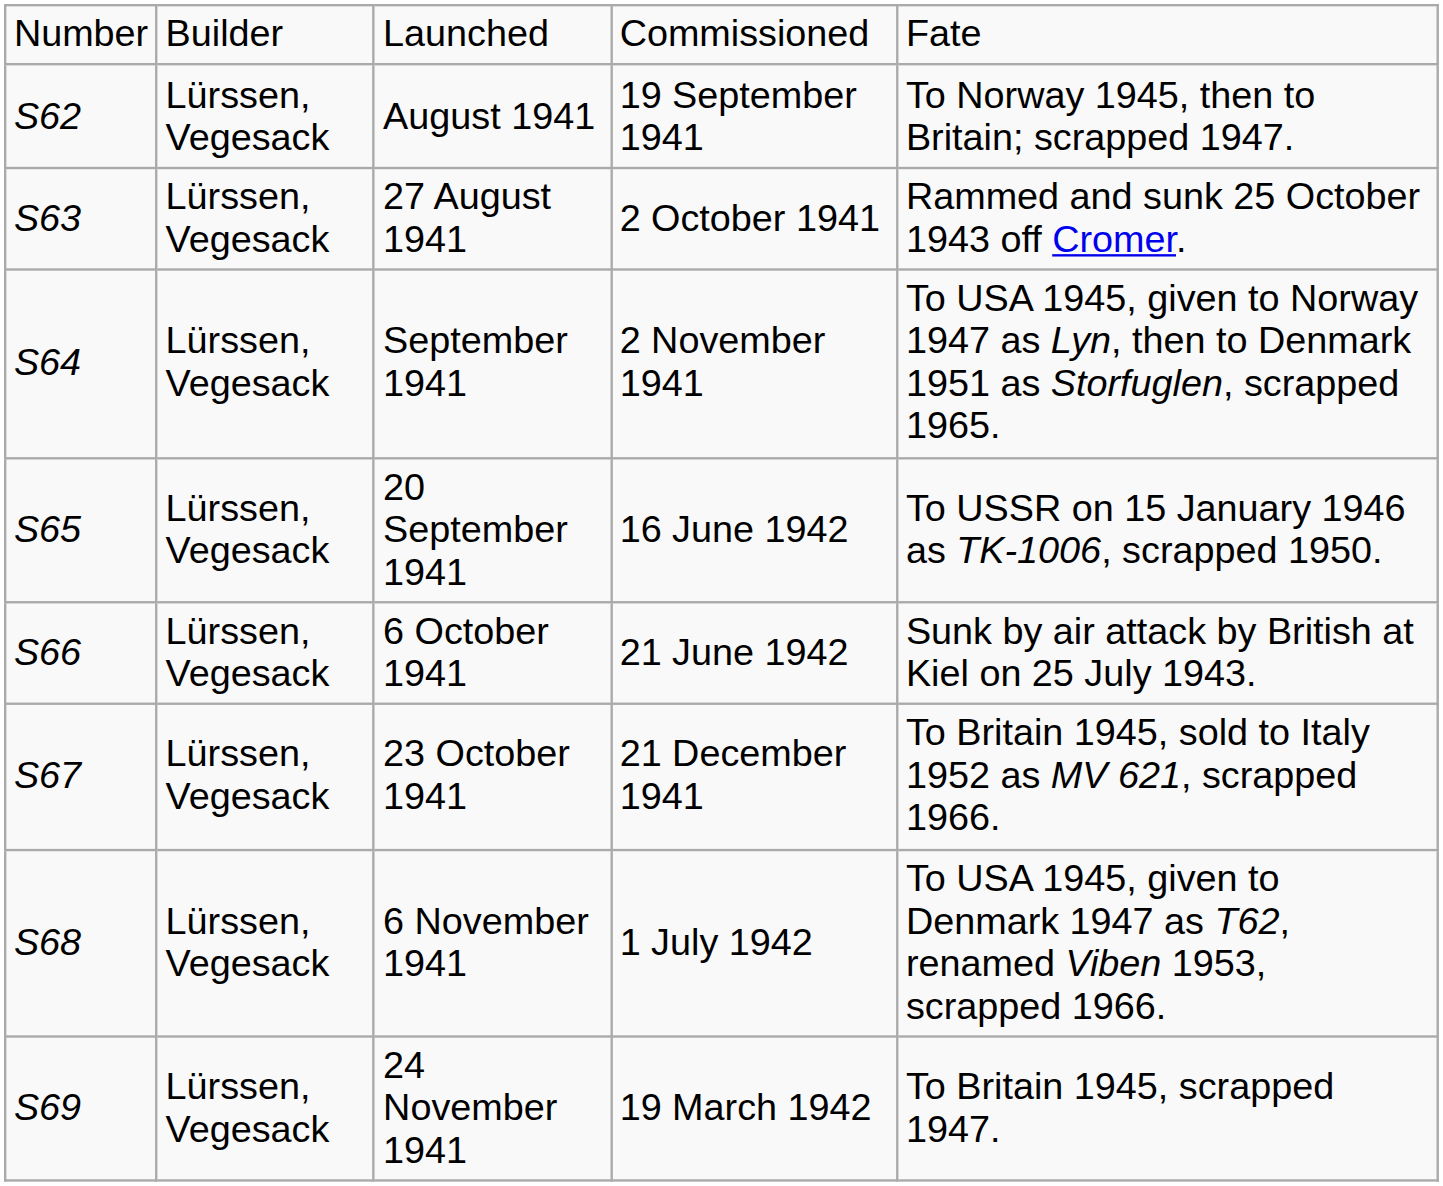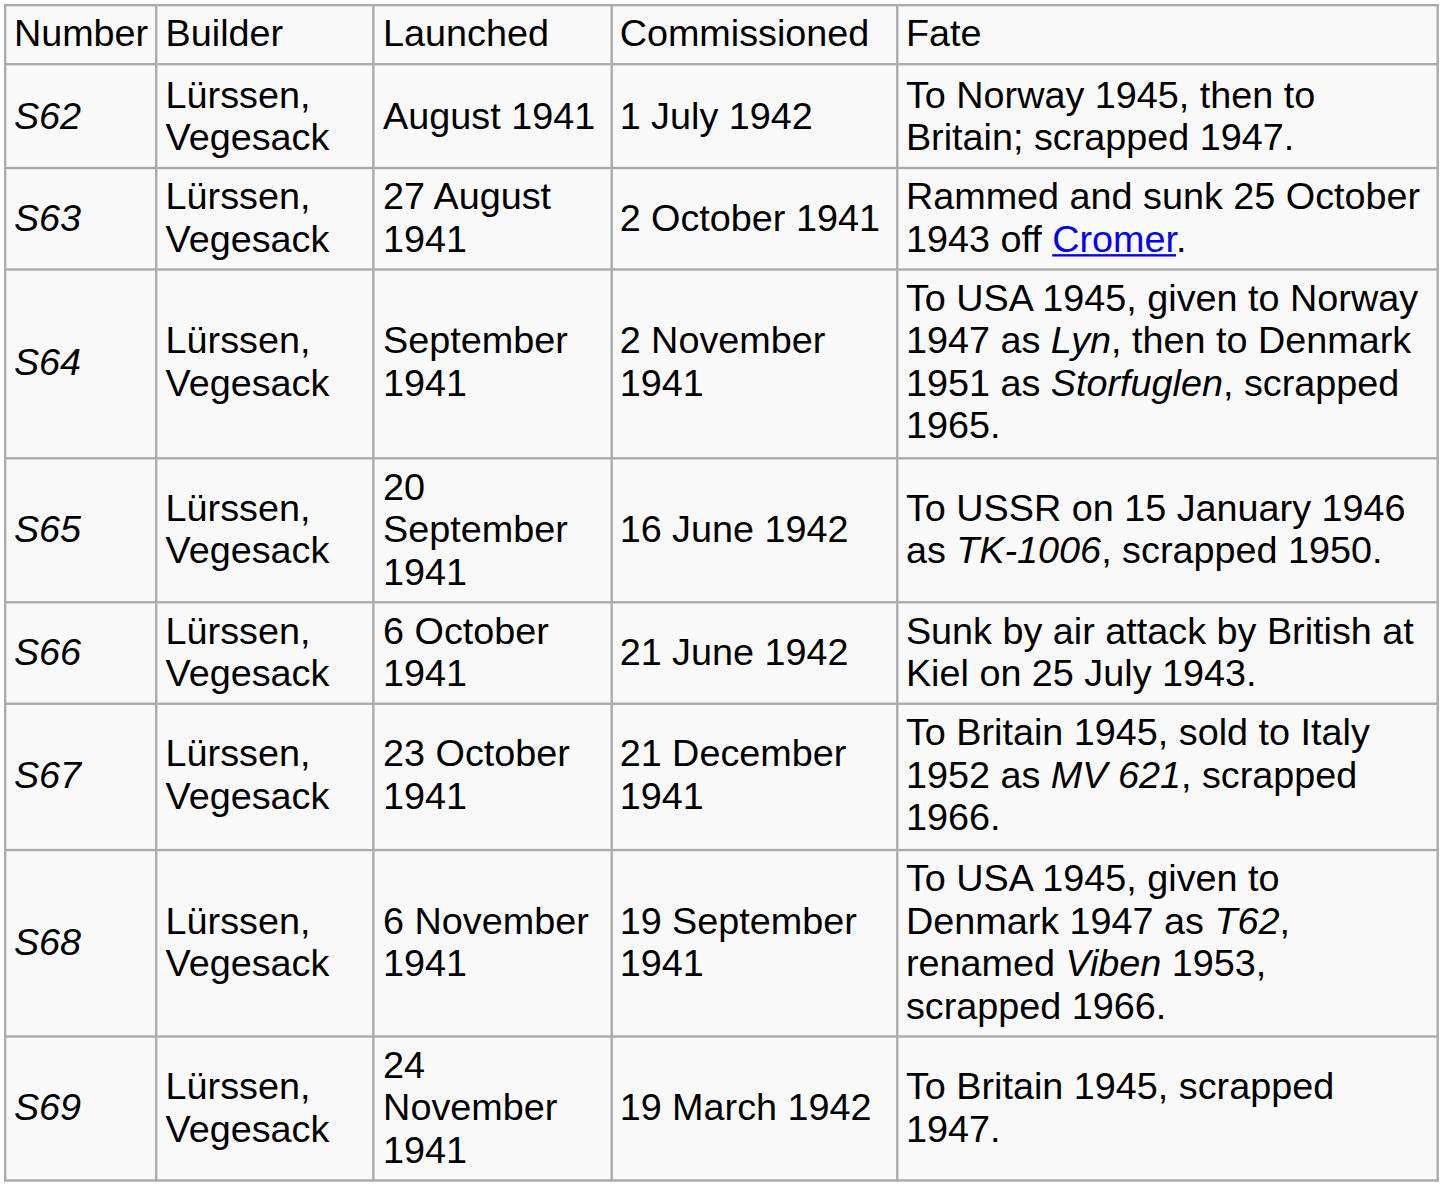(738, 115) 19 September 1941 -> (716, 115) 1 July 1942
(716, 942) 1 July 1942 -> (738, 942) 19 September 1941
